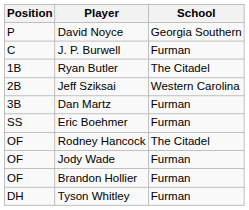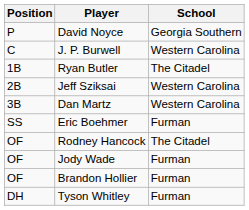(171, 50) Furman -> (195, 50) Western Carolina
(171, 104) Furman -> (195, 104) Western Carolina
